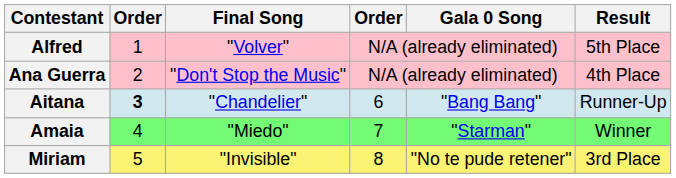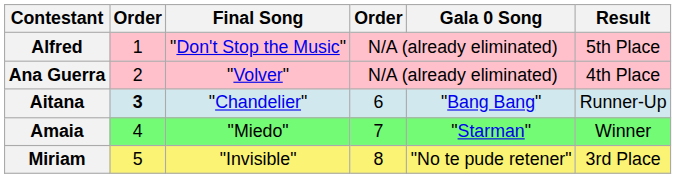(258, 46) "Volver" -> (258, 46) "Don't Stop the Music"
(258, 74) "Don't Stop the Music" -> (258, 74) "Volver"
